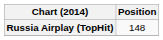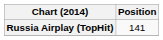(137, 27) 148 -> (137, 27) 141
